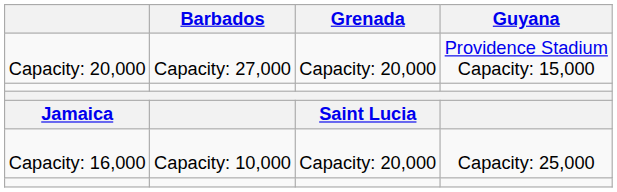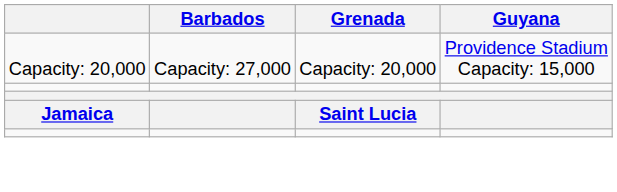- row: (77, 163)
